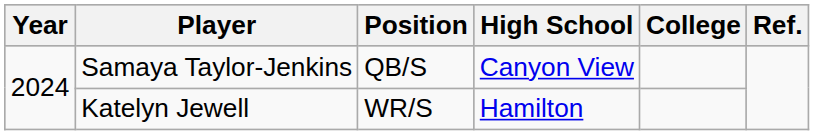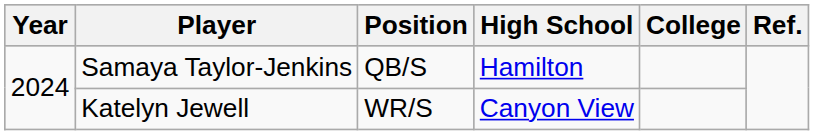(557, 66) Canyon View -> (532, 66) Hamilton
(532, 108) Hamilton -> (557, 108) Canyon View
